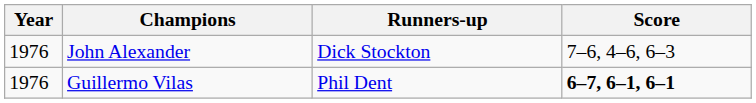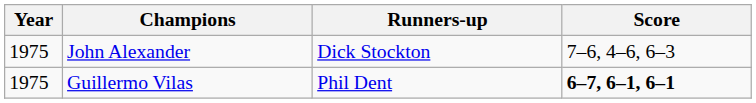(29, 51) 1976 -> (29, 51) 1975
(29, 82) 1976 -> (29, 82) 1975
